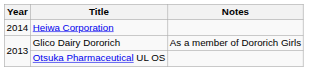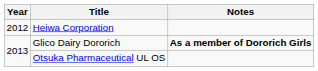(17, 27) 2014 -> (17, 27) 2012
(235, 43) normal -> (241, 43) bold
